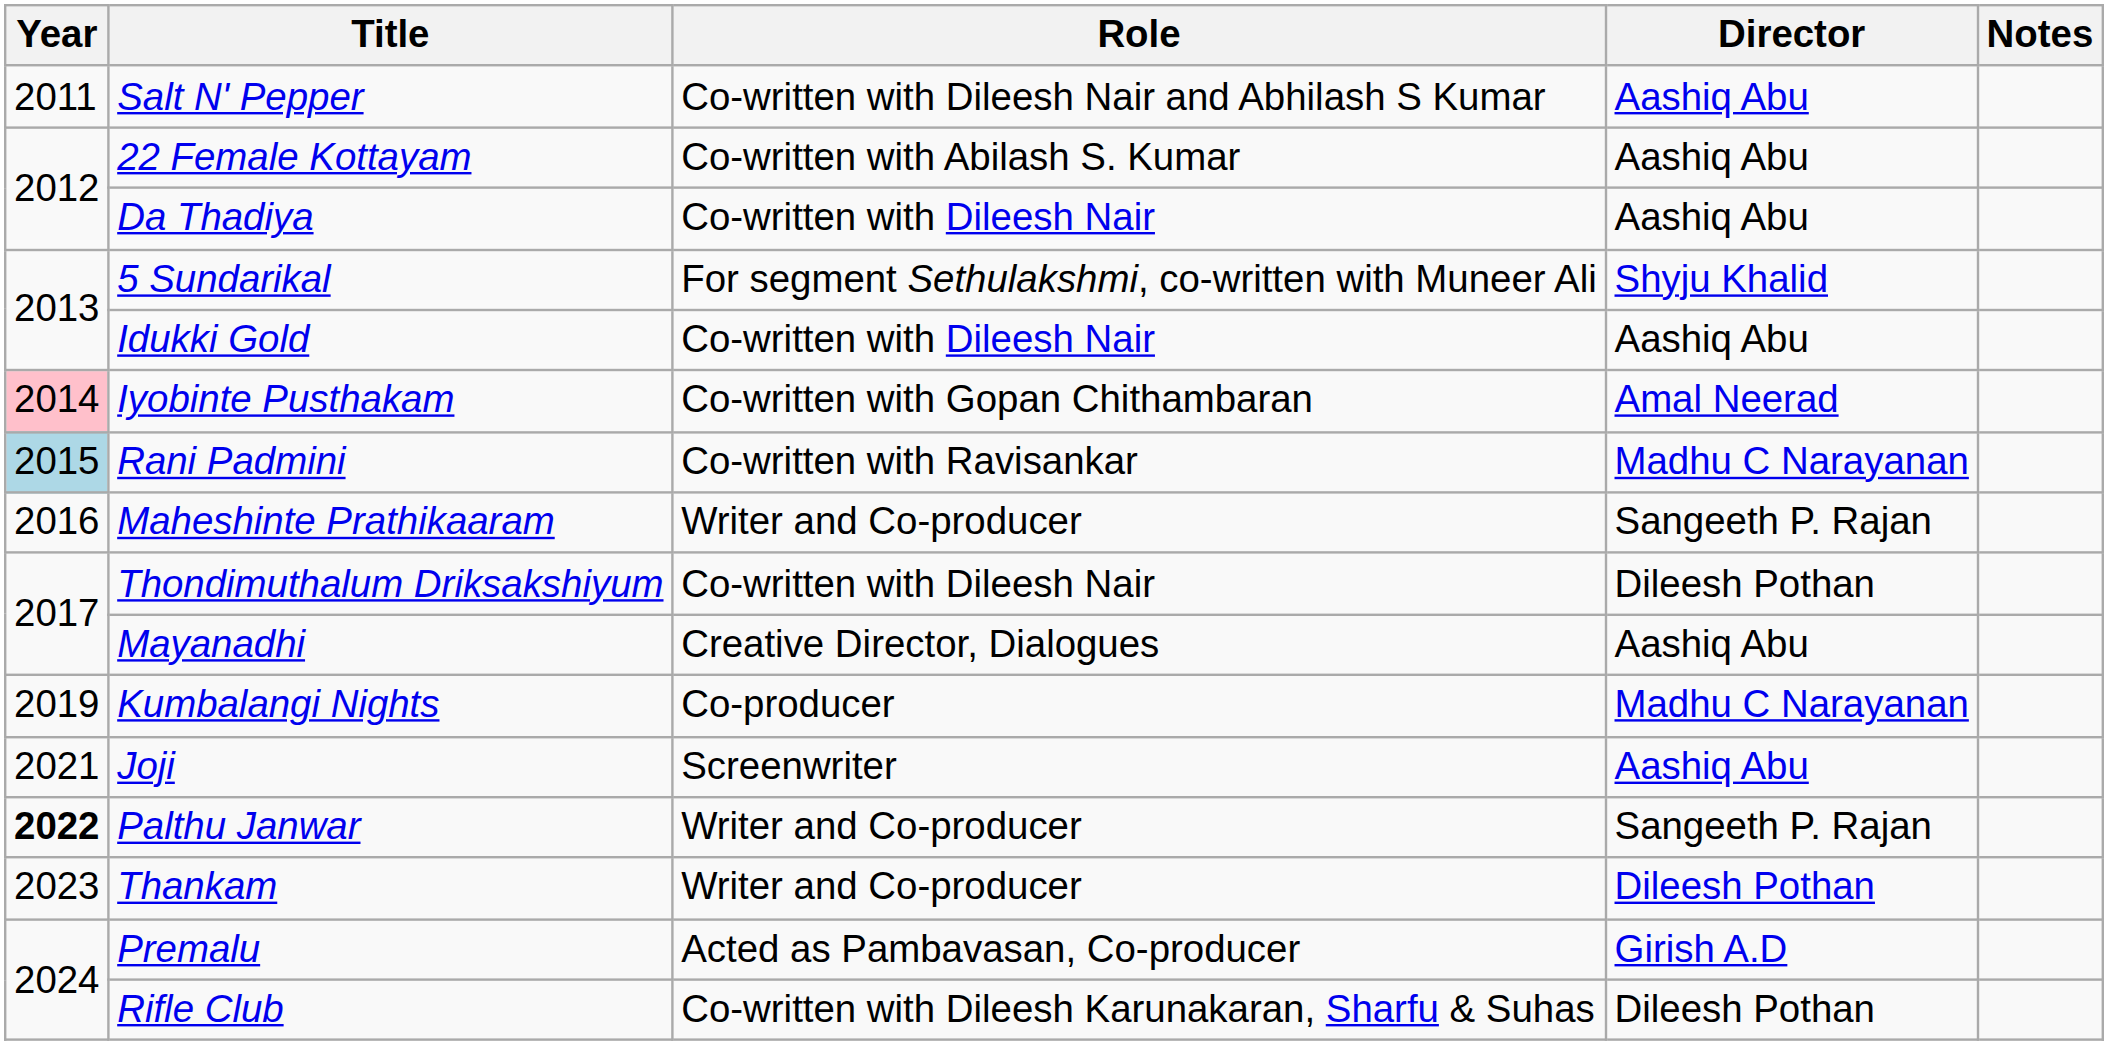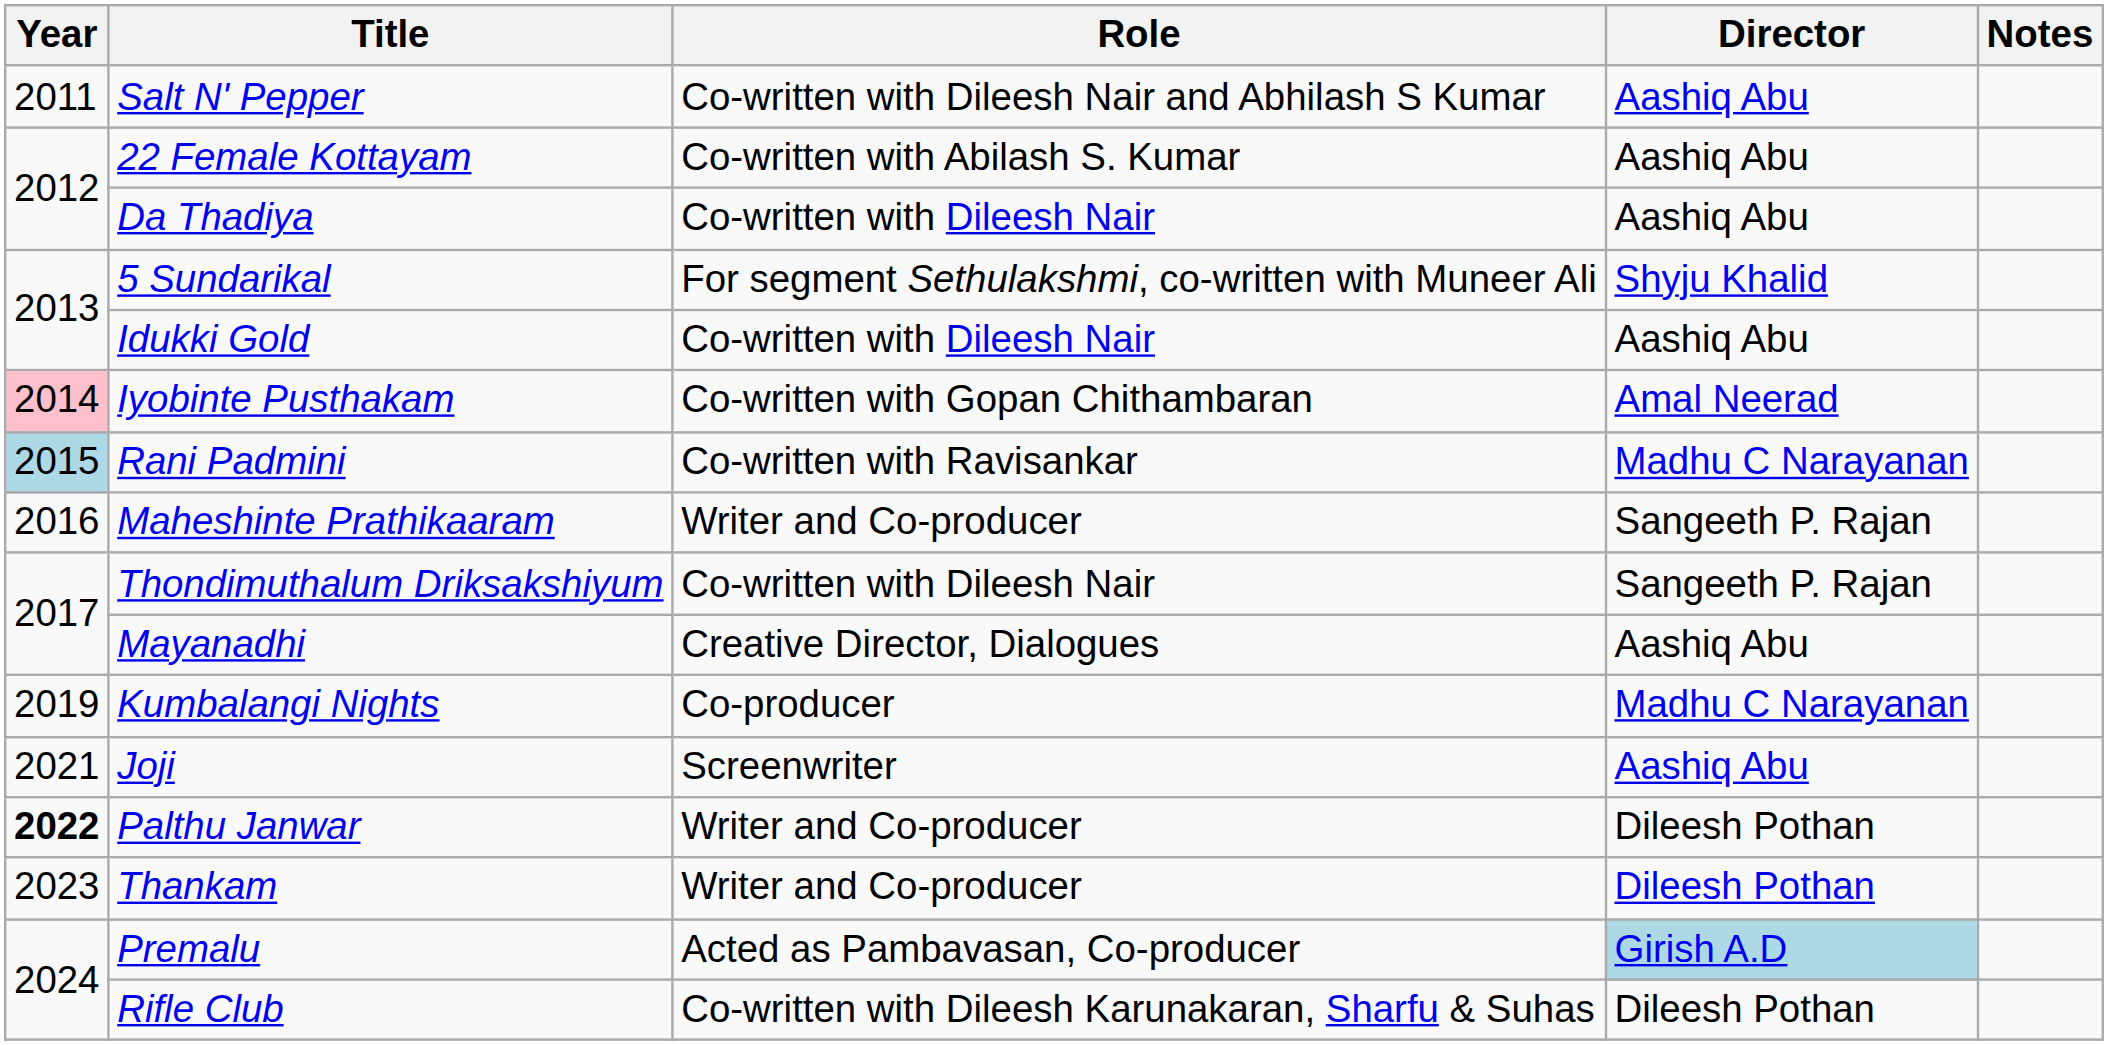(1745, 583) Dileesh Pothan -> (1773, 583) Sangeeth P. Rajan
(1773, 826) Sangeeth P. Rajan -> (1745, 826) Dileesh Pothan
(1701, 948) no background -> (1701, 948) lightblue background
